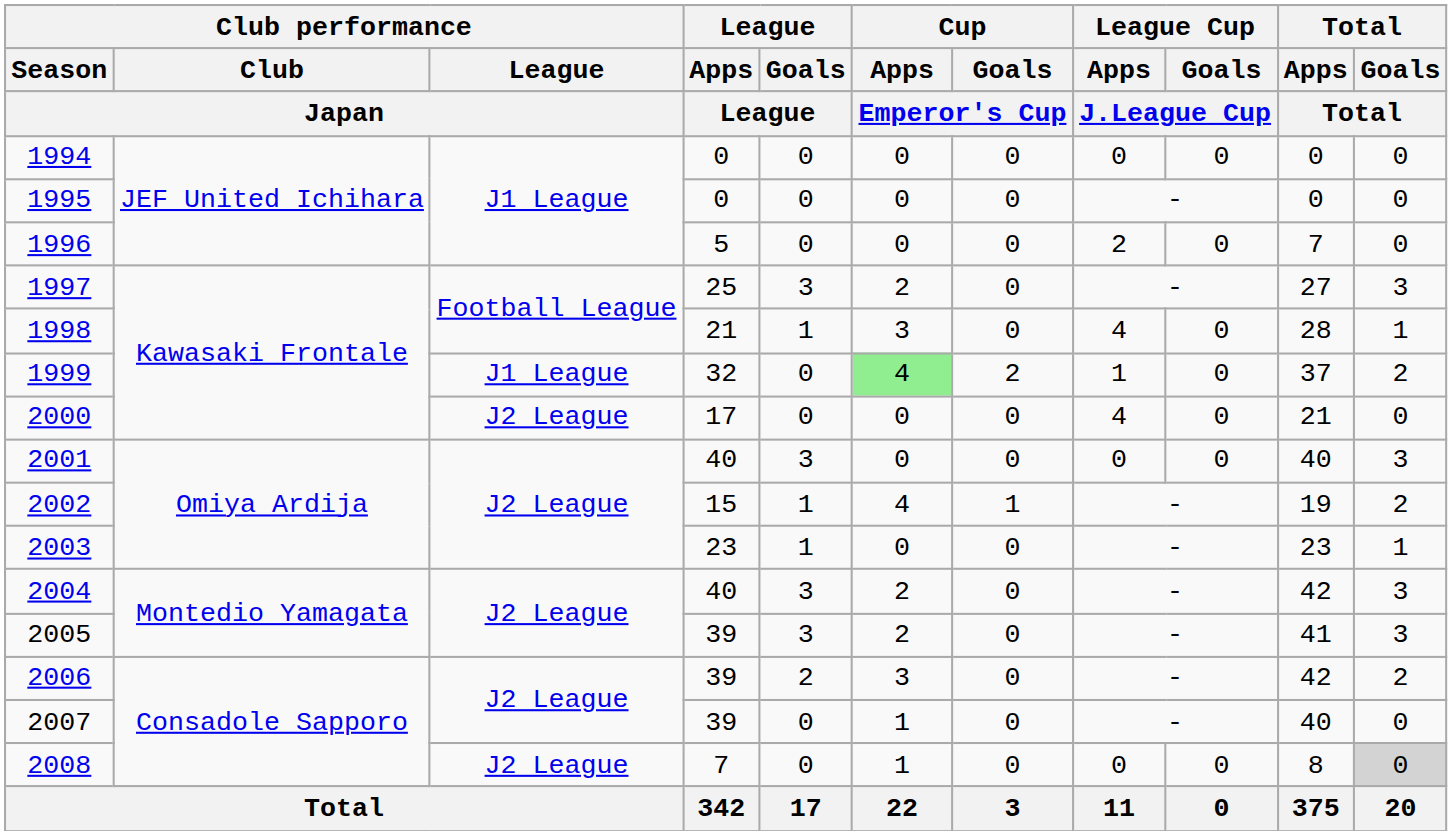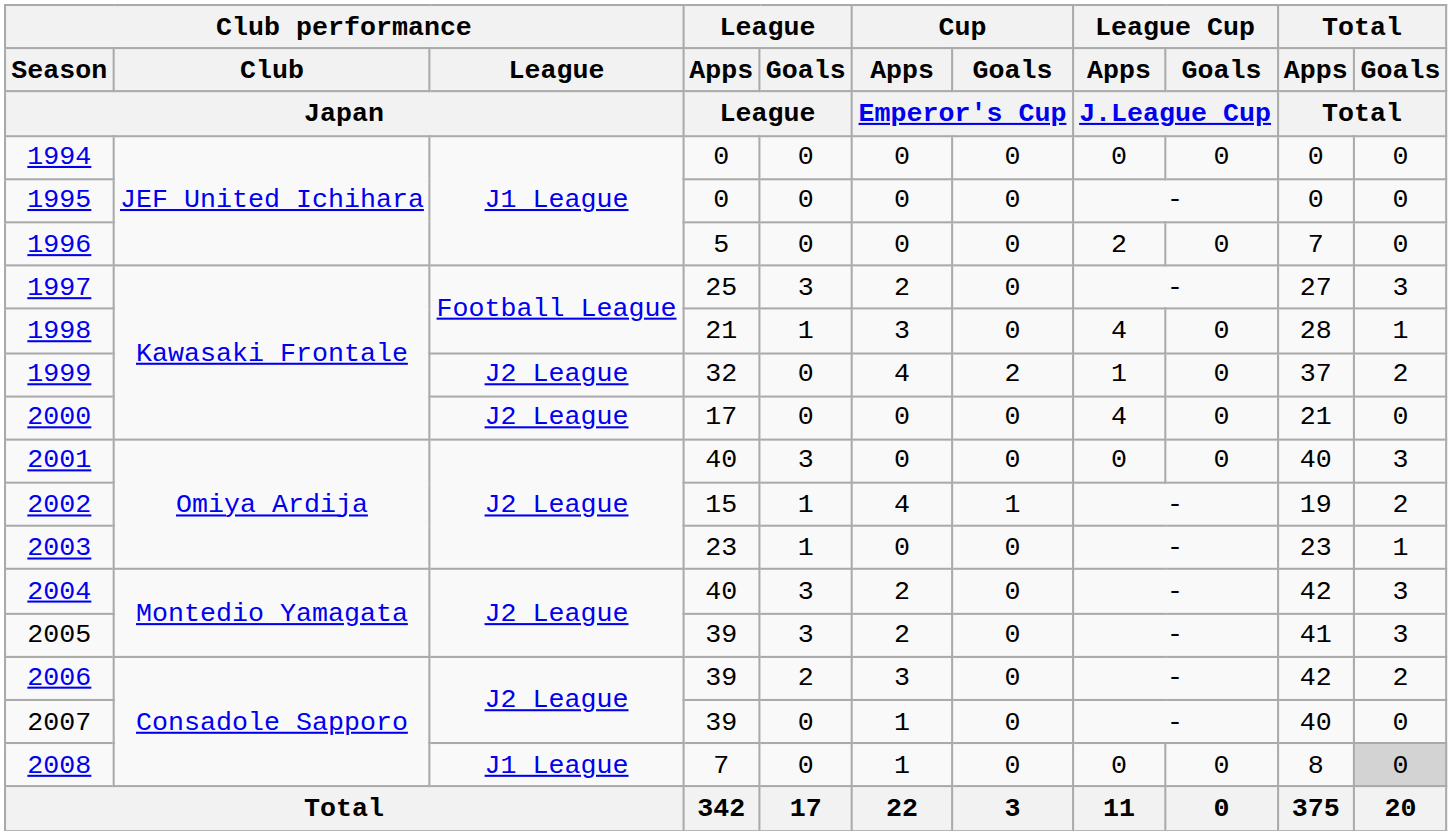(557, 374) J1 League -> (557, 374) J2 League
(902, 374) lightgreen background -> (902, 374) no background
(557, 765) J2 League -> (557, 765) J1 League
